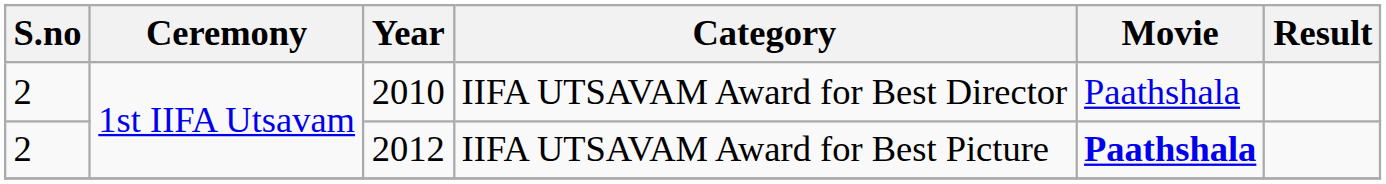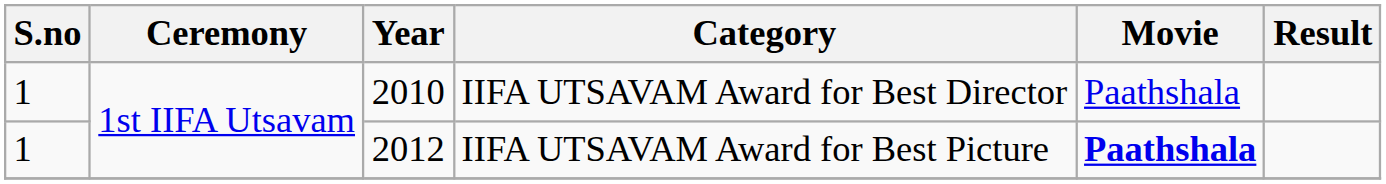(23, 91) 2 -> (23, 91) 1
(23, 149) 2 -> (23, 149) 1
